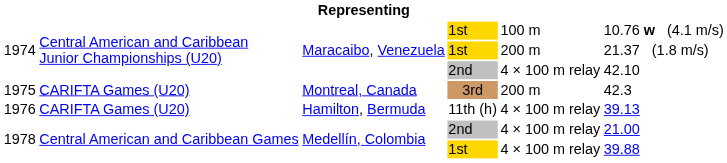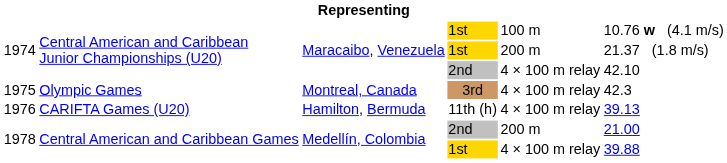(114, 90) CARIFTA Games (U20) -> (91, 90) Olympic Games
(521, 90) 200 m -> (550, 90) 4 × 100 m relay
(550, 129) 4 × 100 m relay -> (521, 129) 200 m
